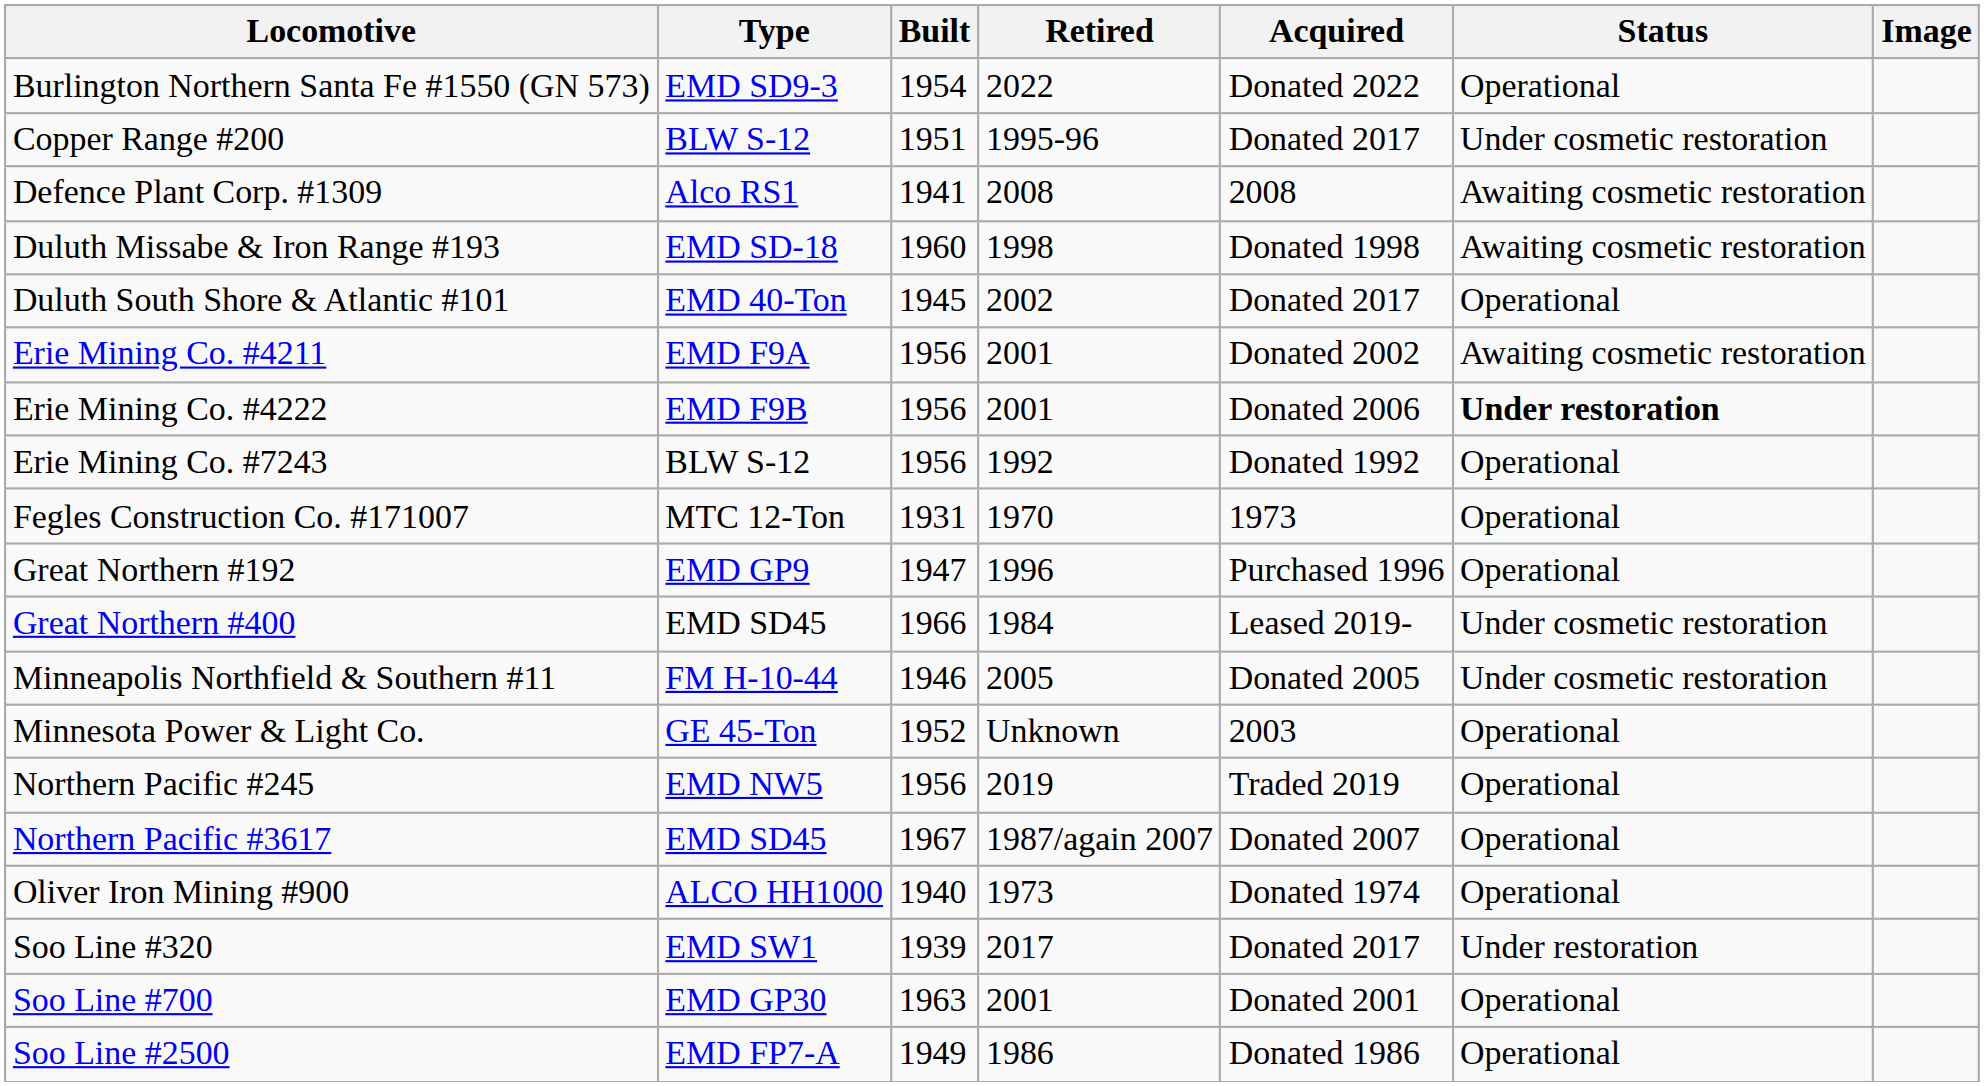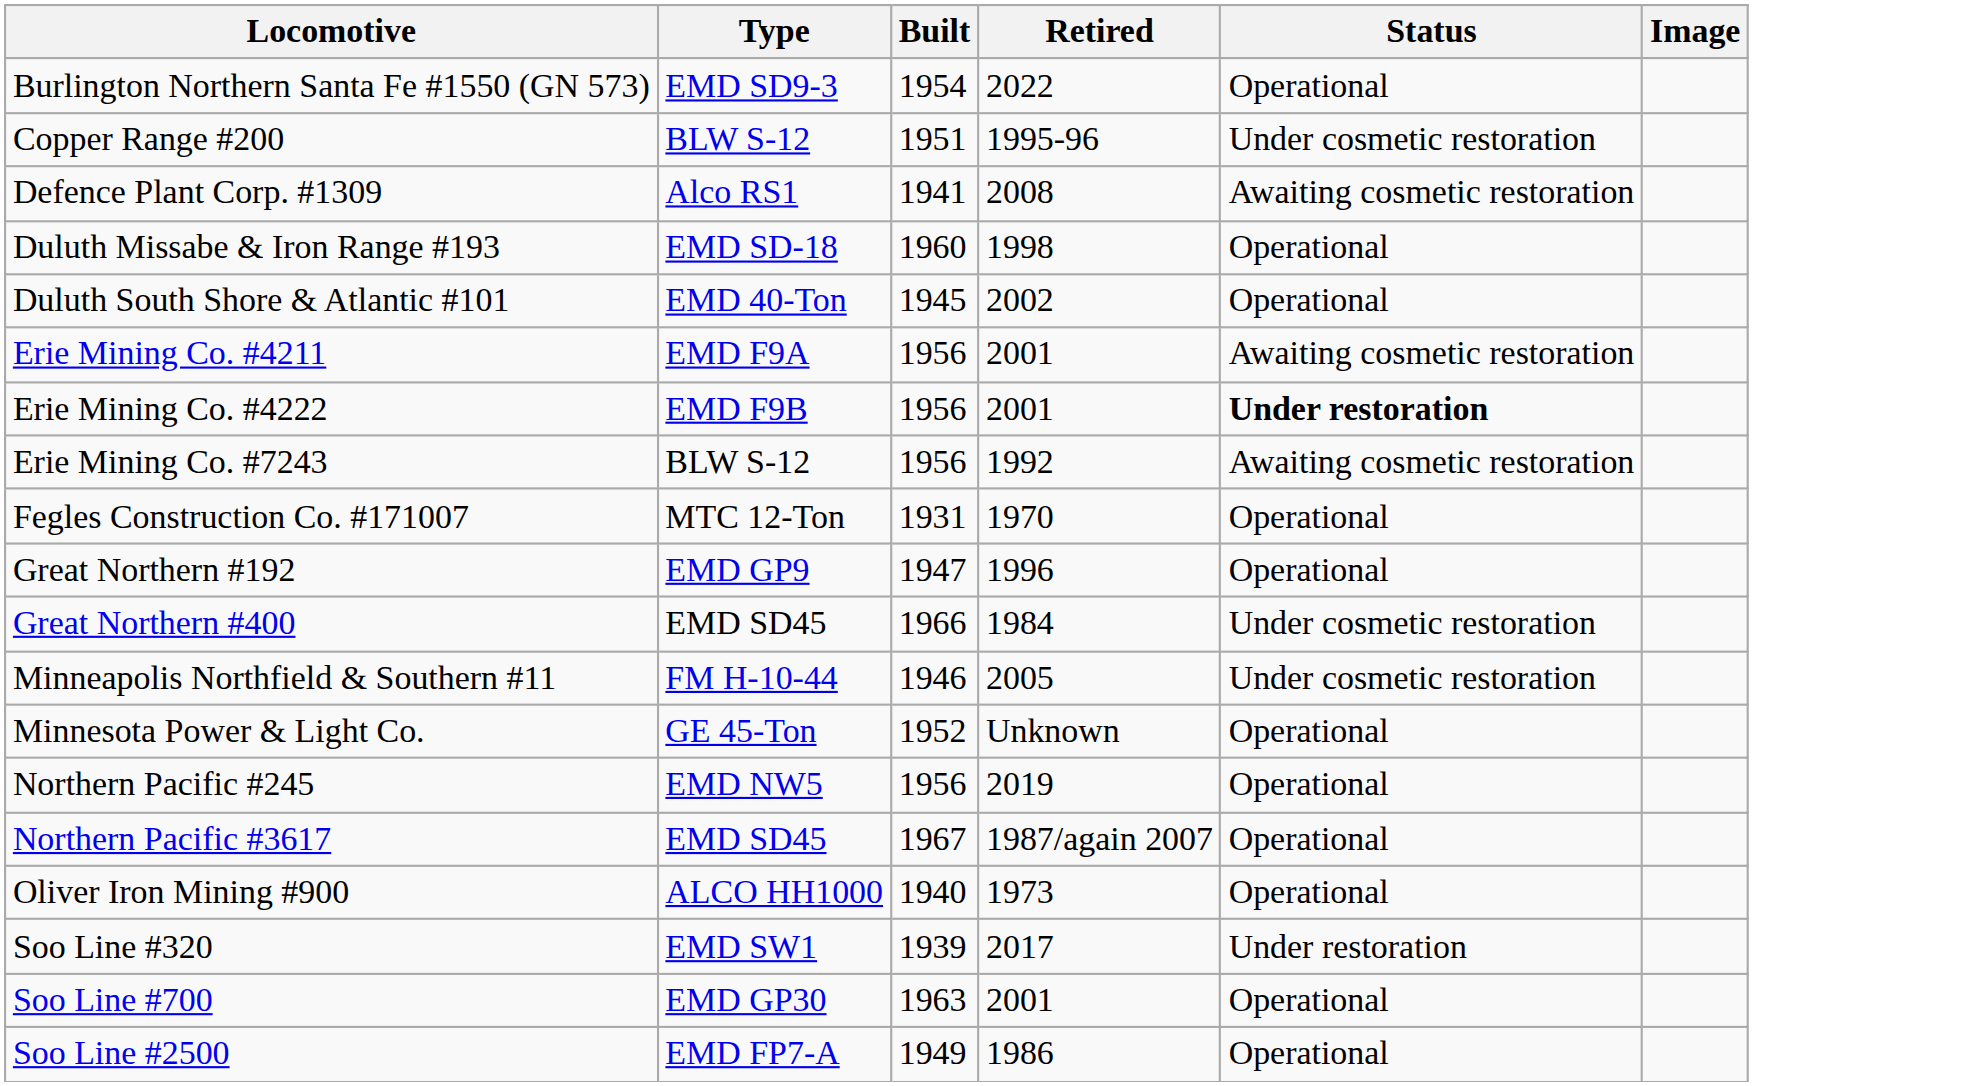- column: (1336, 31)
(1663, 246) Awaiting cosmetic restoration -> (1309, 246) Operational
(1540, 461) Operational -> (1431, 461) Awaiting cosmetic restoration
